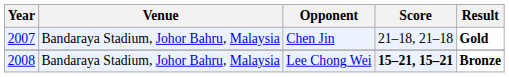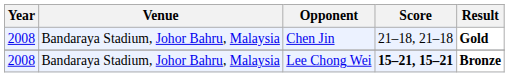(21, 38) 2007 -> (21, 38) 2008
